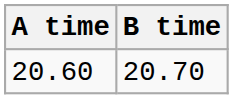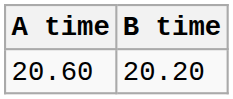(164, 72) 20.70 -> (164, 72) 20.20
